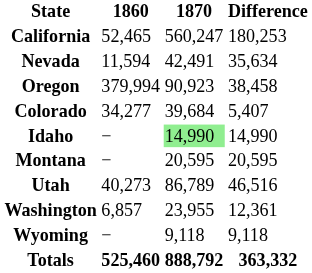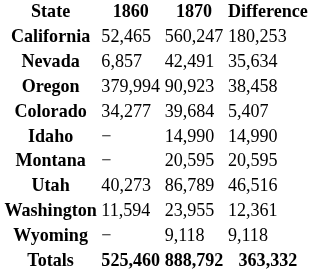(126, 61) 11,594 -> (122, 61) 6,857
(189, 135) lightgreen background -> (189, 135) no background
(122, 210) 6,857 -> (126, 210) 11,594
